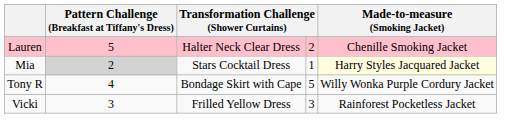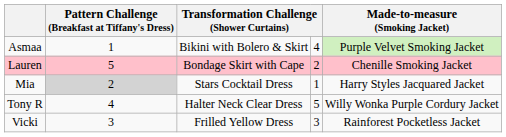+ row: (25, 46)
(241, 46) Halter Neck Clear Dress -> (244, 65) Bondage Skirt with Cape
(407, 65) lightyellow background -> (412, 84) no background
(241, 84) Bondage Skirt with Cape -> (244, 103) Halter Neck Clear Dress
